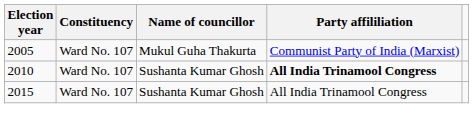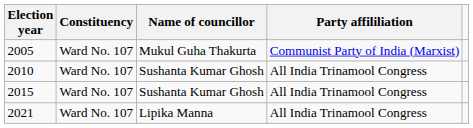(353, 71) bold -> (348, 71) normal
+ row: (21, 112)
